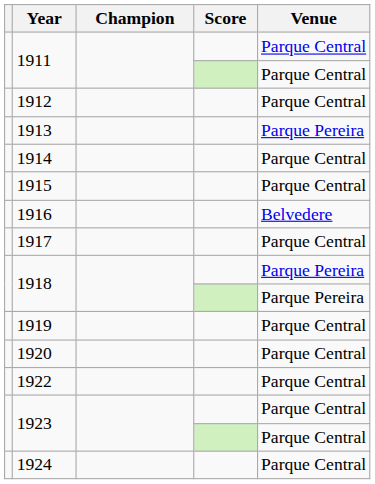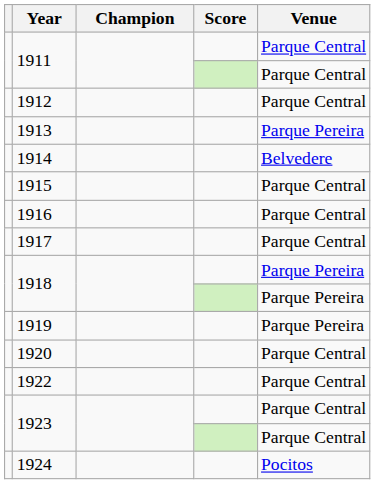(314, 158) Parque Central -> (297, 158) Belvedere
(297, 213) Belvedere -> (314, 213) Parque Central
(314, 325) Parque Central -> (313, 325) Parque Pereira
(314, 465) Parque Central -> (287, 465) Pocitos
